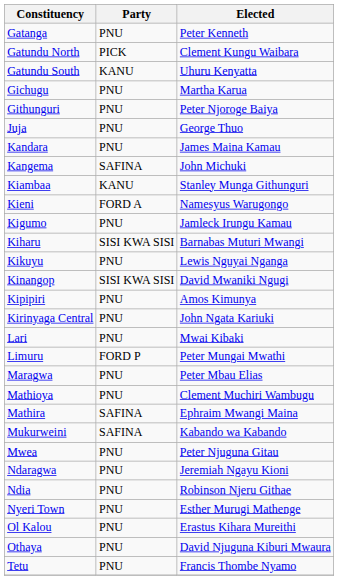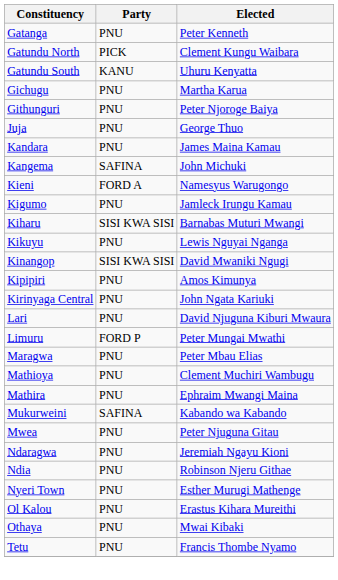- row: (29, 185)
(212, 337) Mwai Kibaki -> (255, 318) David Njuguna Kiburi Mwaura
(121, 413) SAFINA -> (111, 394) PNU
(255, 546) David Njuguna Kiburi Mwaura -> (212, 527) Mwai Kibaki
